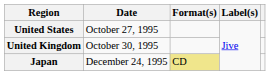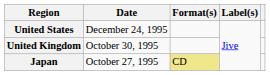(122, 29) October 27, 1995 -> (127, 29) December 24, 1995
(127, 62) December 24, 1995 -> (122, 62) October 27, 1995
